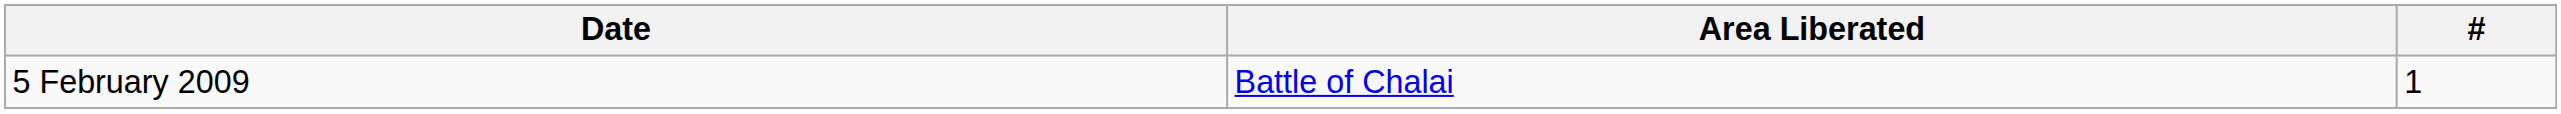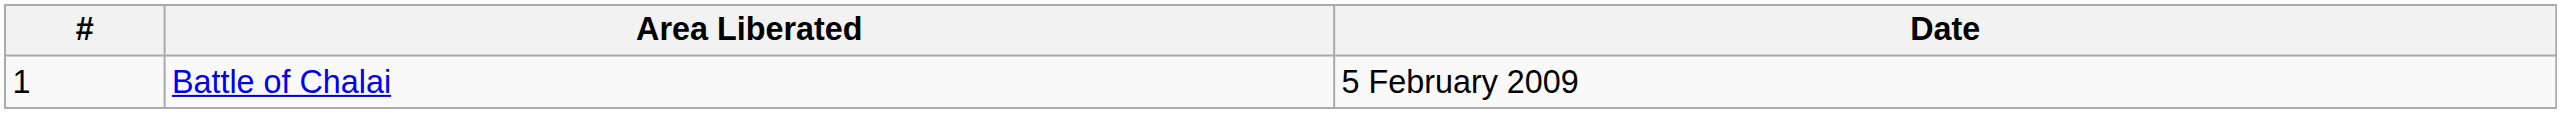columns swapped: (2477, 30) <-> (616, 30)
